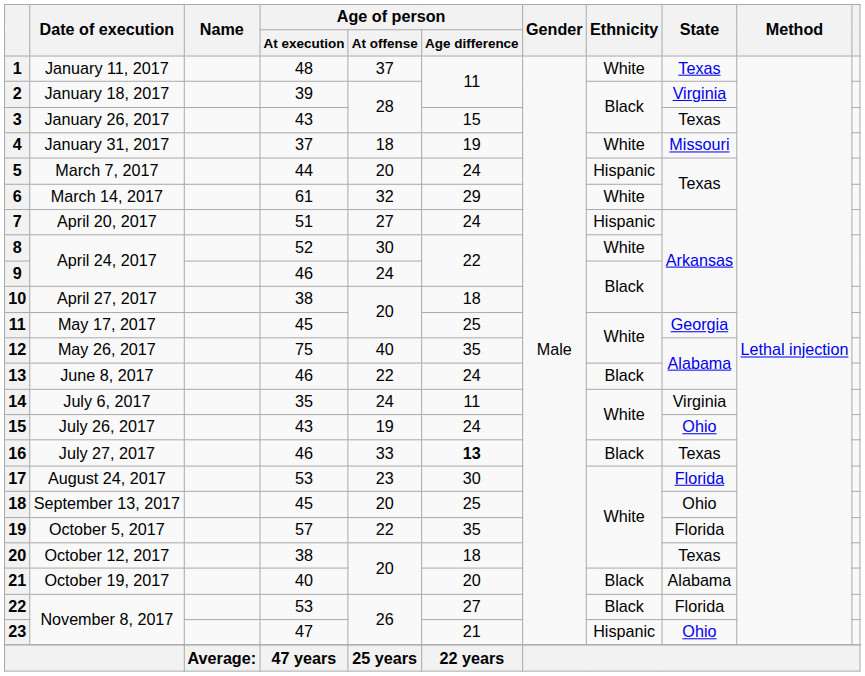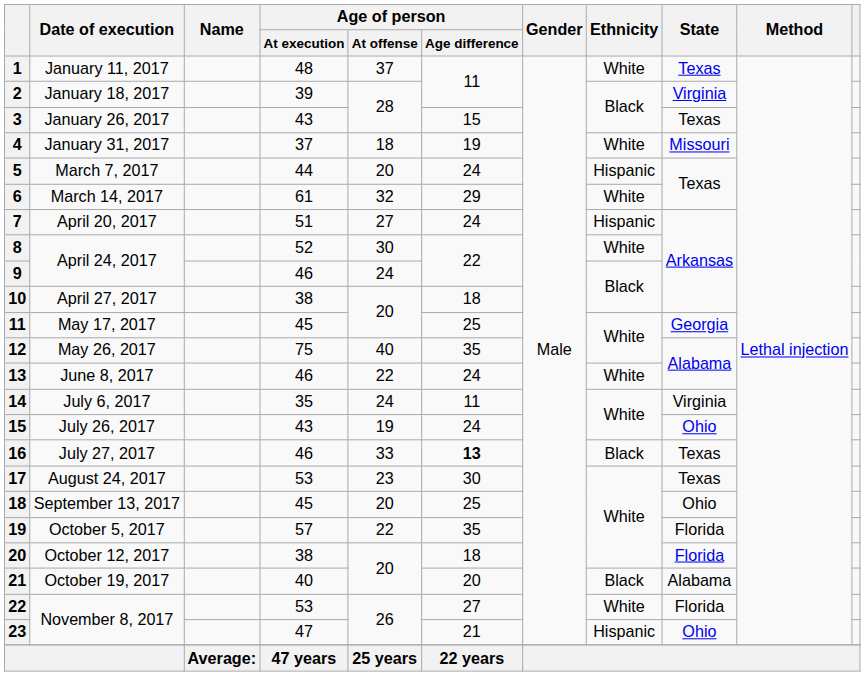(624, 376) Black -> (624, 376) White
(699, 478) Florida -> (699, 478) Texas
(699, 555) Texas -> (699, 555) Florida
(624, 606) Black -> (624, 606) White
